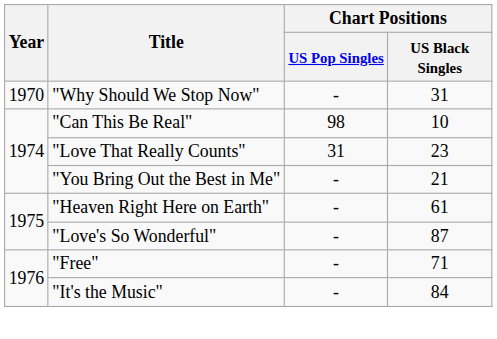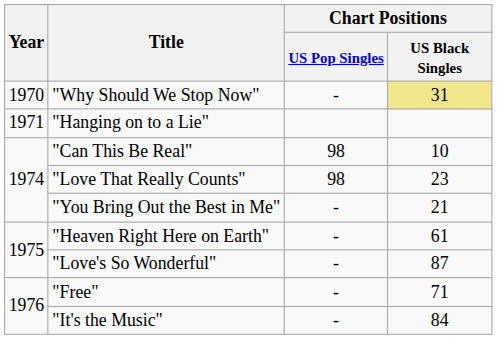(440, 94) no background -> (440, 94) khaki background
+ row: (131, 123)
(336, 151) 31 -> (336, 179) 98
